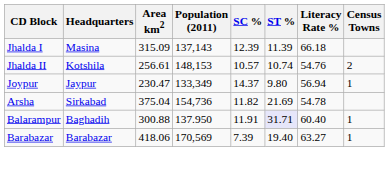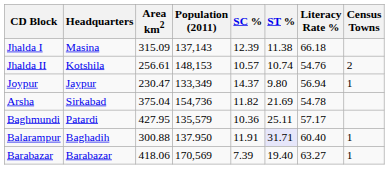(280, 47) 11.39 -> (280, 47) 11.38
+ row: (33, 119)
